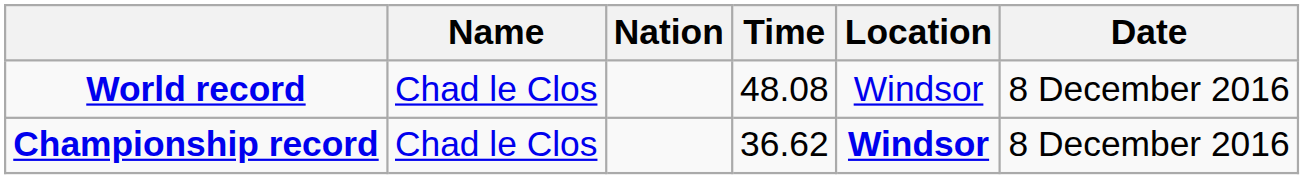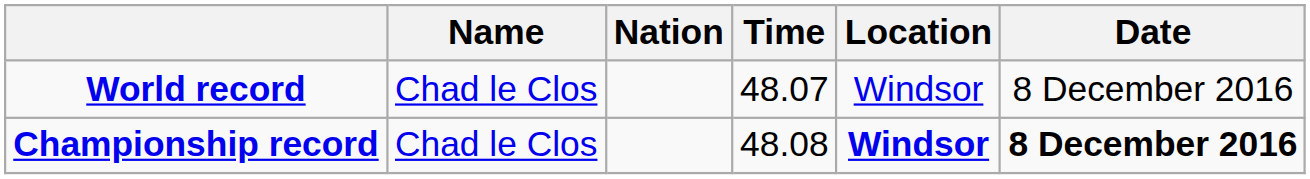(784, 88) 48.08 -> (784, 88) 48.07
(784, 144) 36.62 -> (784, 144) 48.08
(1149, 144) normal -> (1153, 144) bold
